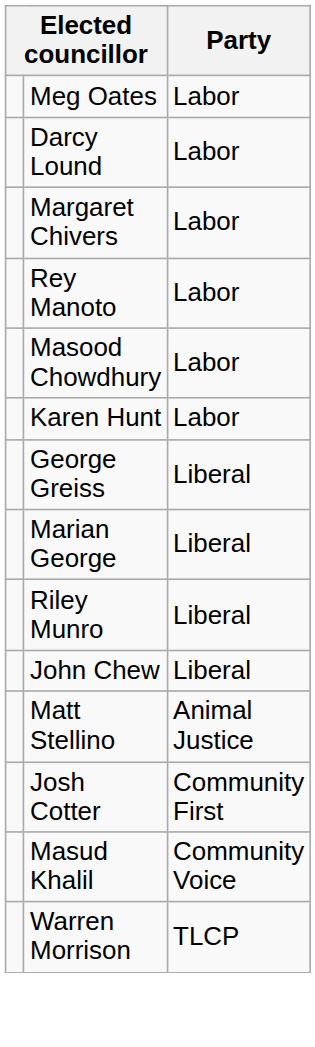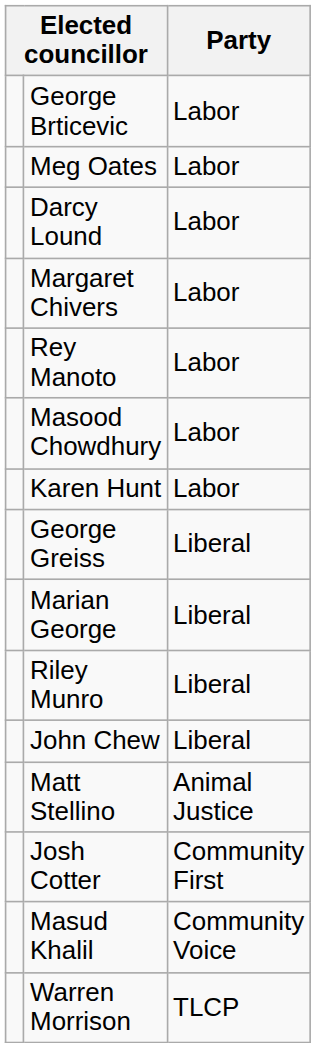+ row: (79, 110)
